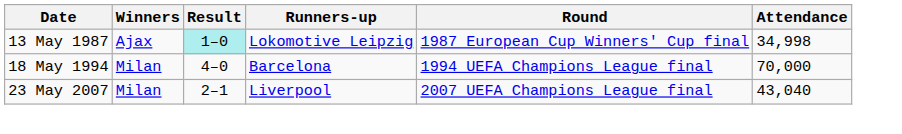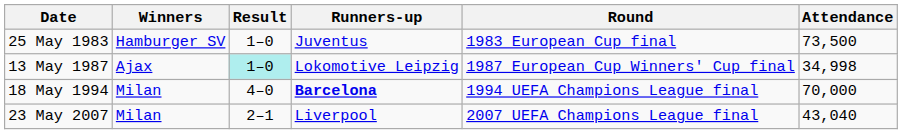+ row: (58, 42)
(290, 67) normal -> (336, 91) bold
